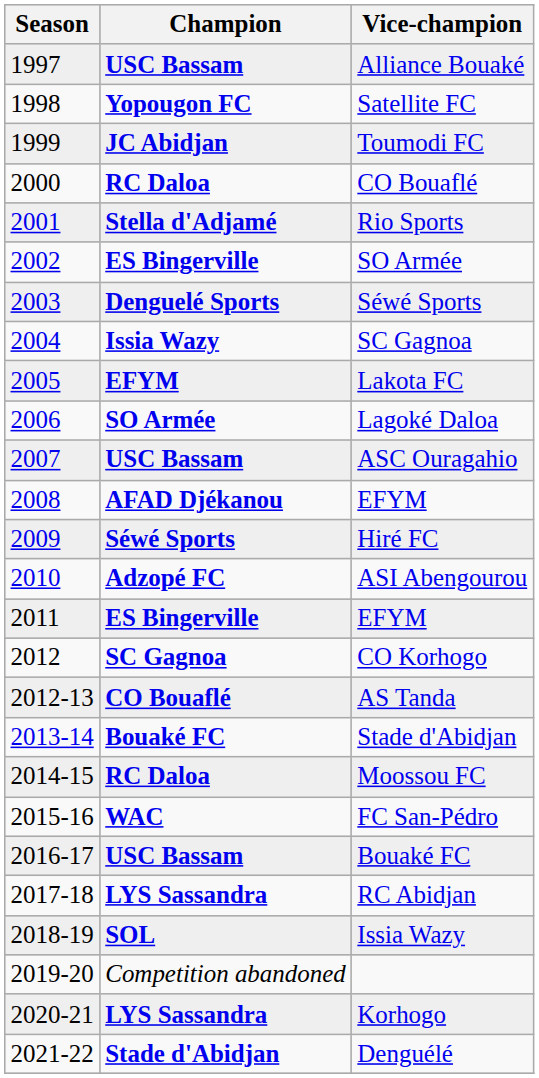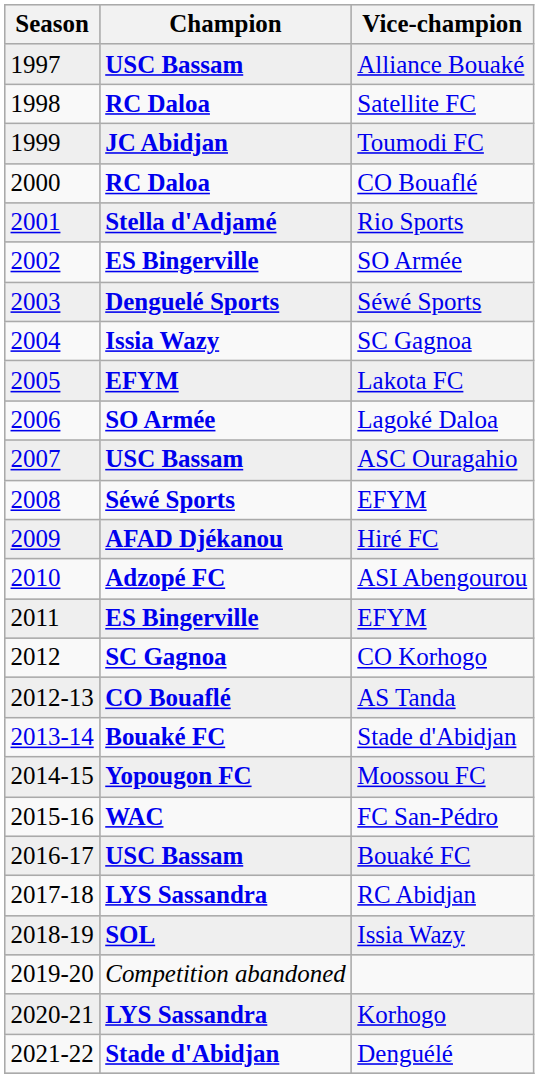(178, 103) Yopougon FC -> (158, 103) RC Daloa
(194, 499) AFAD Djékanou -> (170, 499) Séwé Sports
(170, 538) Séwé Sports -> (194, 538) AFAD Djékanou
(158, 776) RC Daloa -> (178, 776) Yopougon FC
